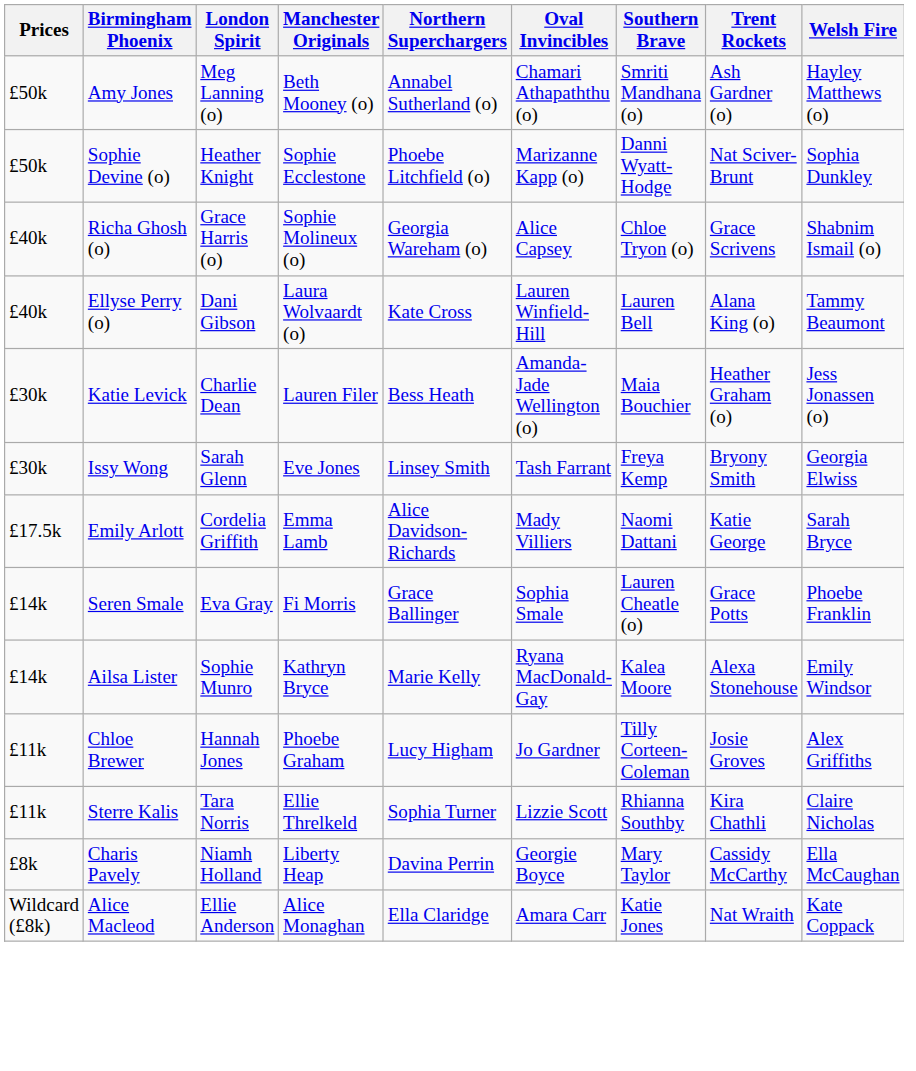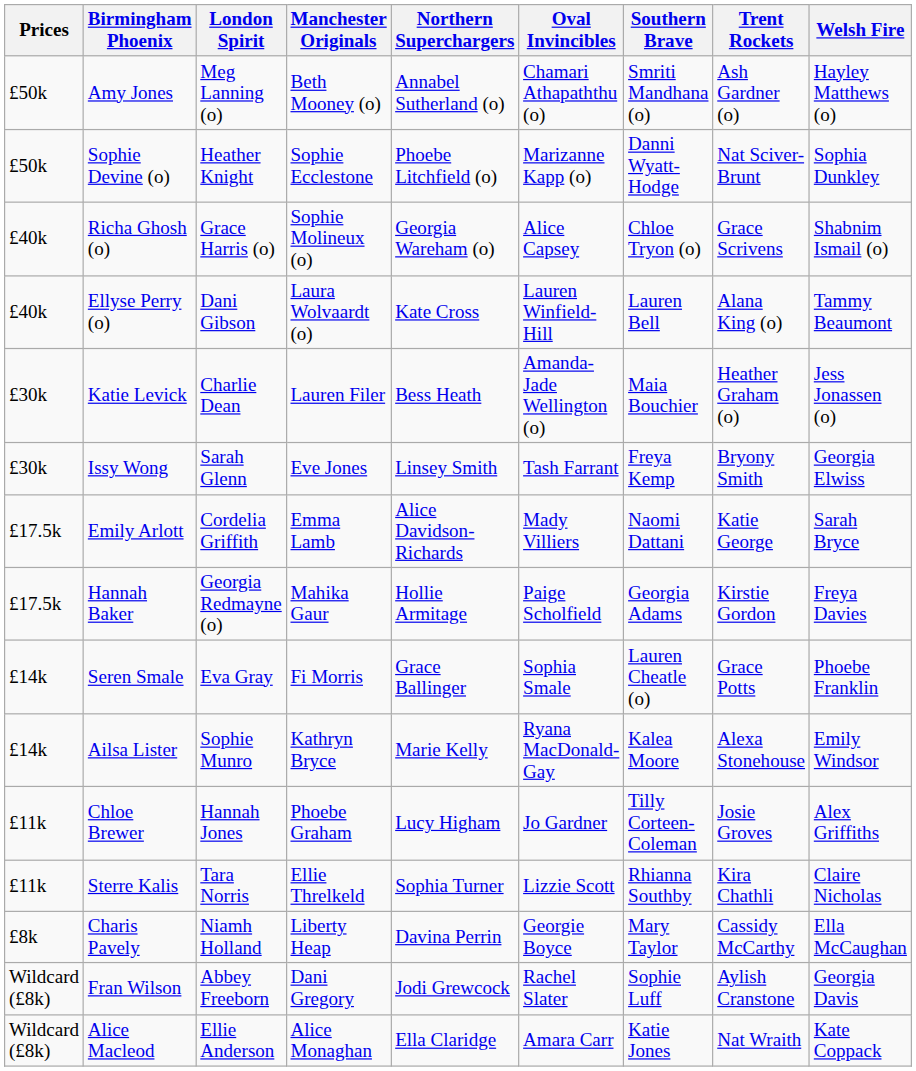+ row: (117, 603)
+ row: (135, 988)
